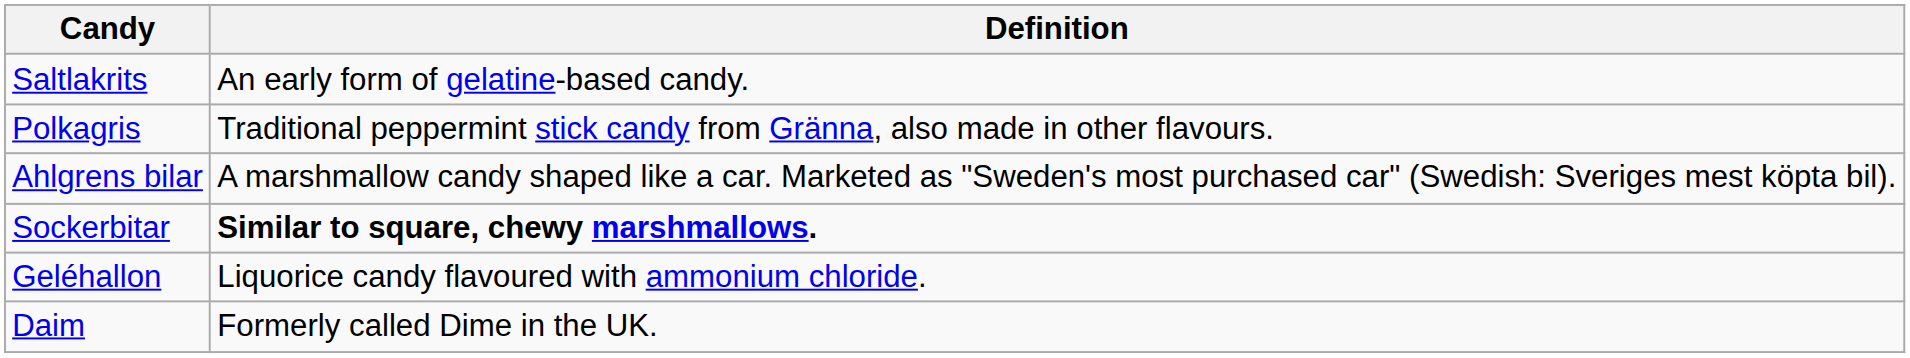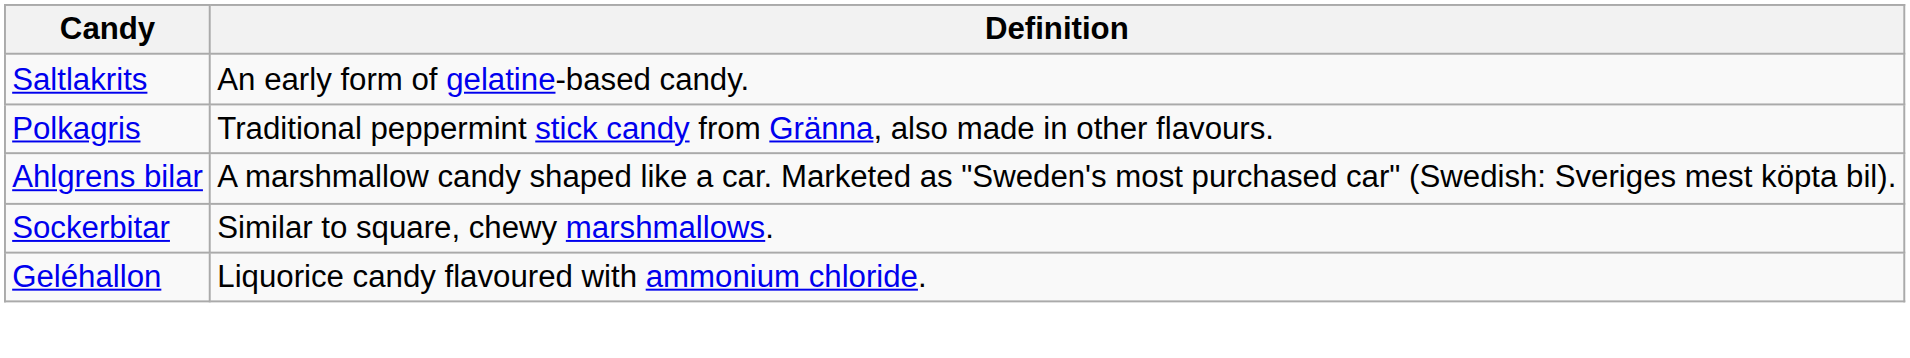(517, 227) bold -> (496, 227) normal
- row: (49, 326)
